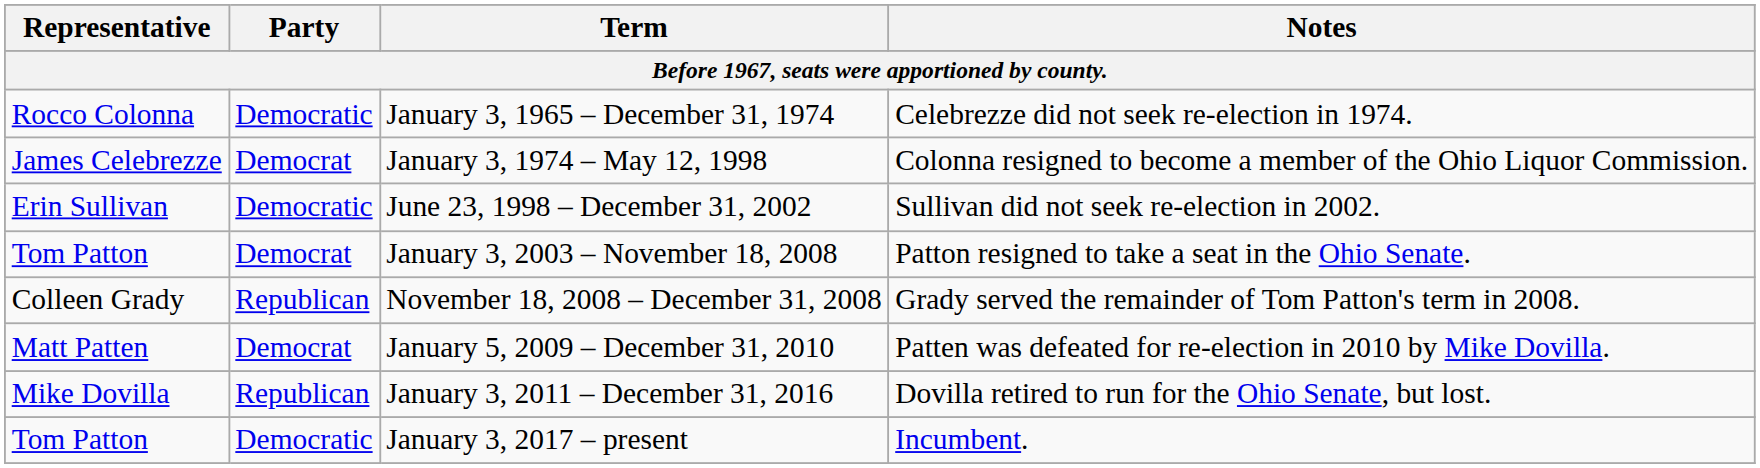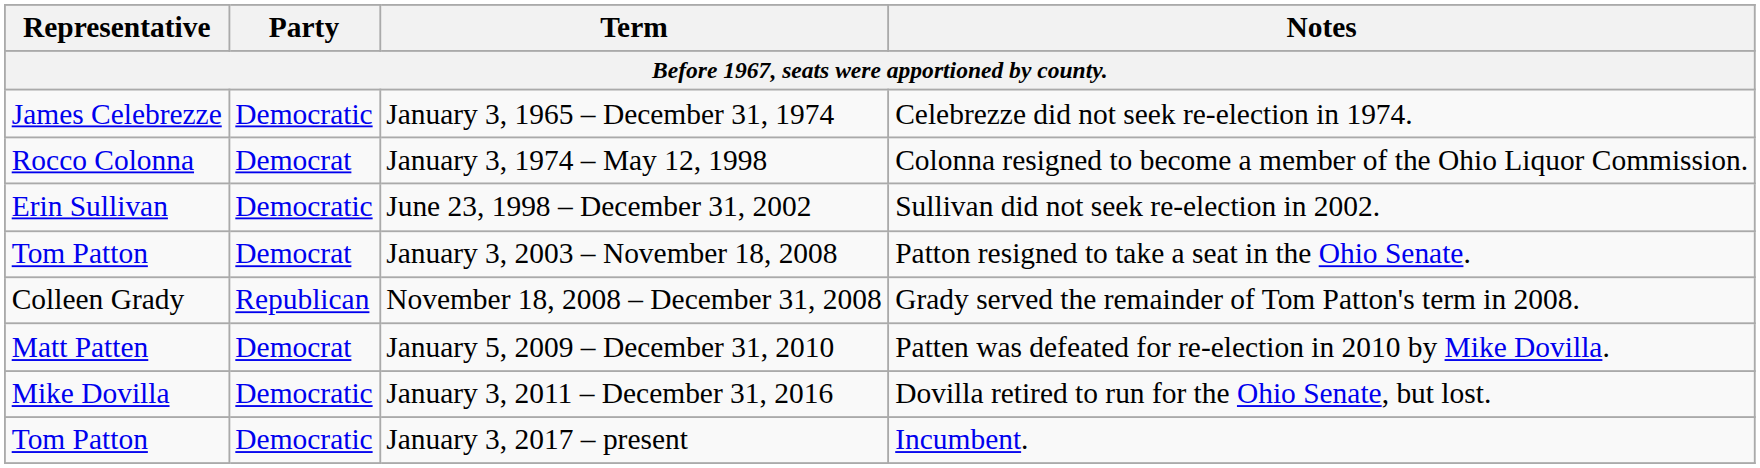(103, 113) Rocco Colonna -> (117, 113) James Celebrezze
(117, 160) James Celebrezze -> (103, 160) Rocco Colonna
(302, 393) Republican -> (304, 393) Democratic
